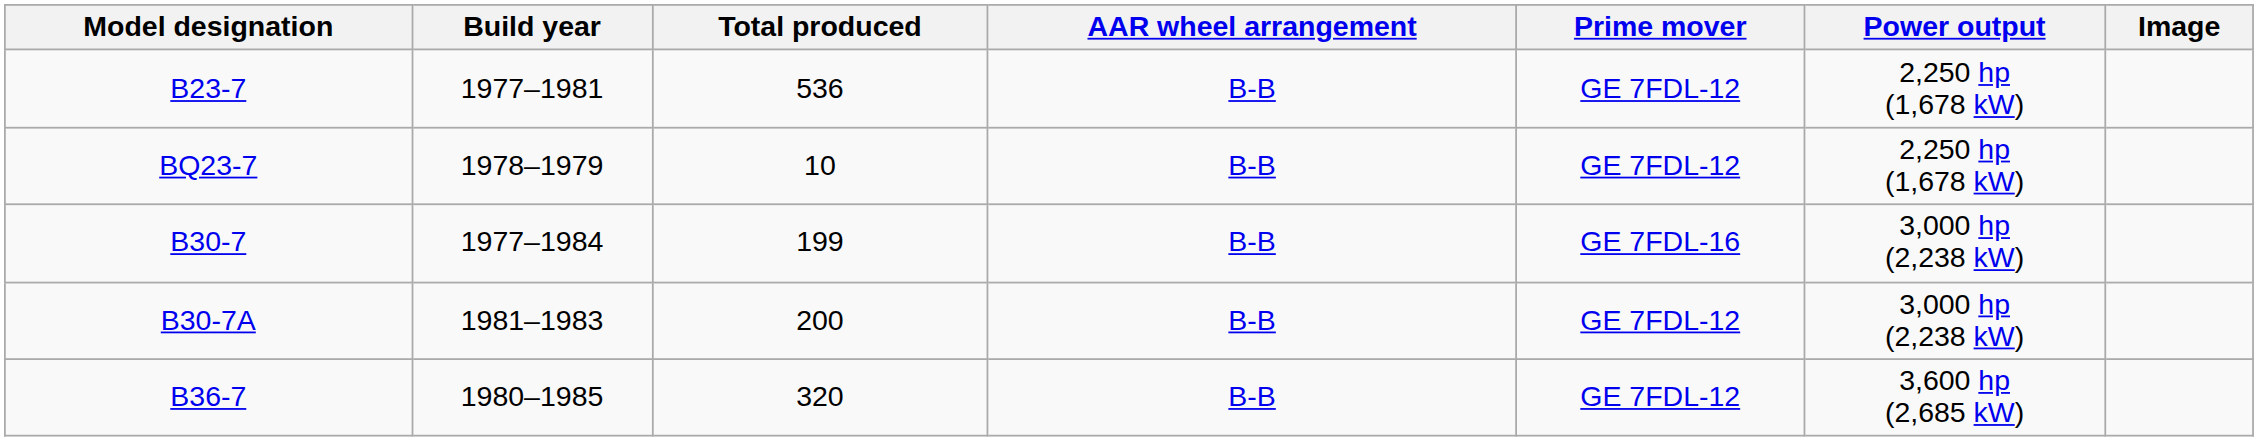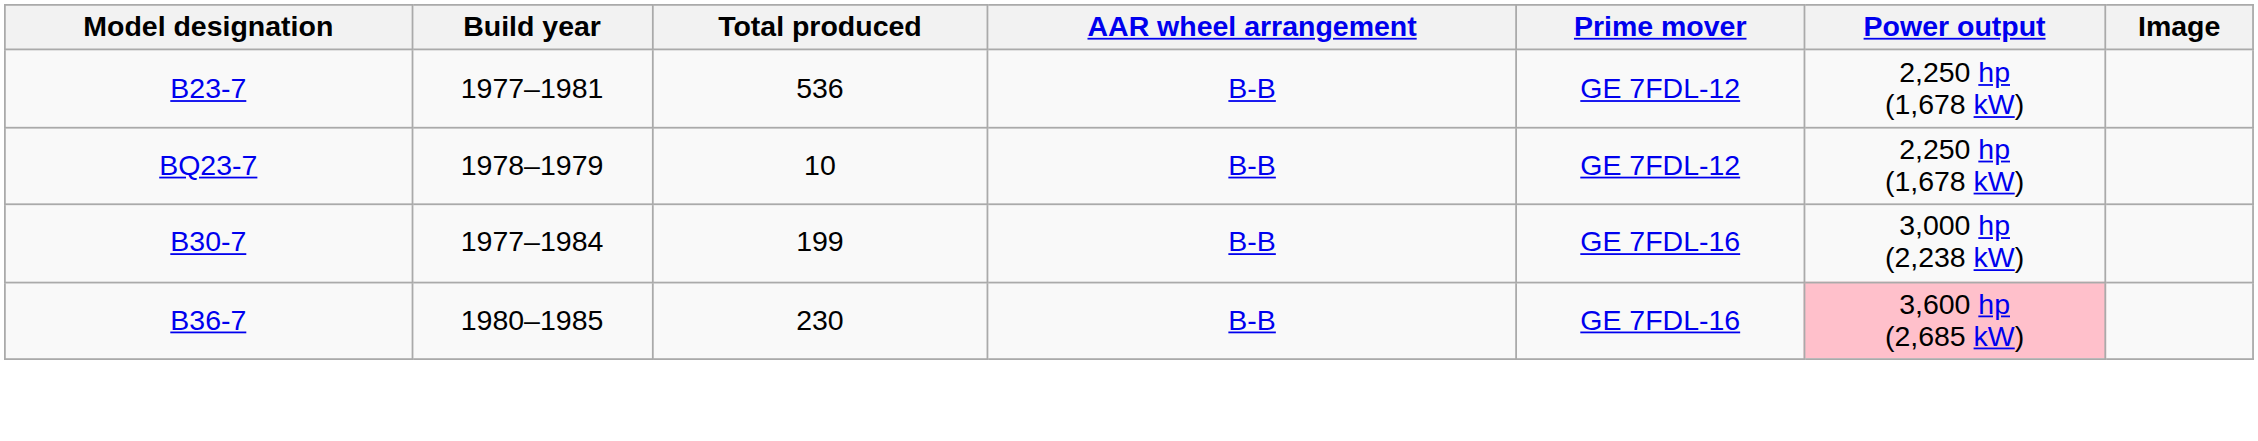- row: (208, 319)
(820, 397) 320 -> (820, 319) 230
(1660, 397) GE 7FDL-12 -> (1660, 319) GE 7FDL-16
(1955, 397) no background -> (1955, 319) pink background
